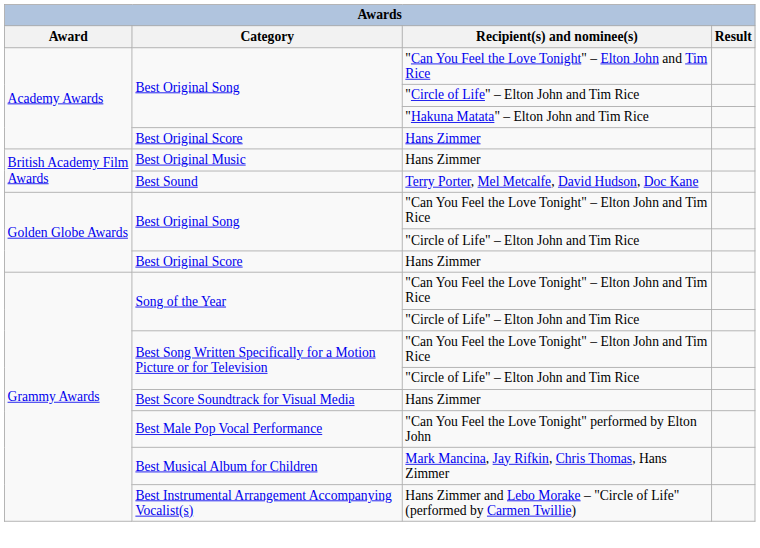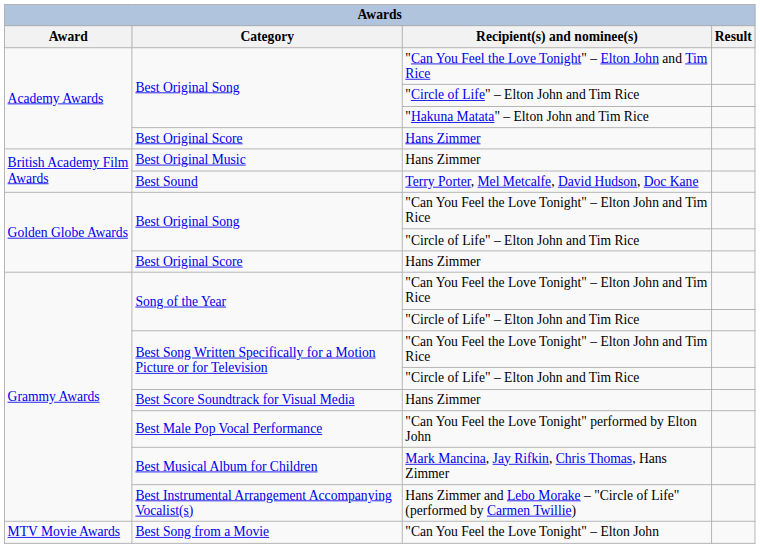+ row: (202, 532)
